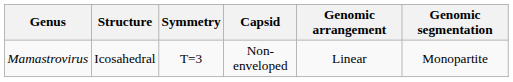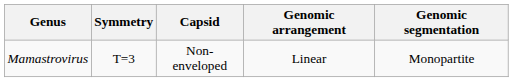- column: (125, 22)
